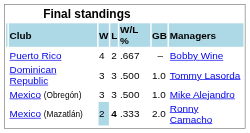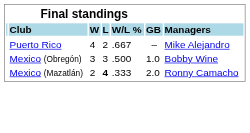(197, 56) Bobby Wine -> (197, 45) Mike Alejandro
- row: (33, 75)
(202, 94) Mike Alejandro -> (191, 59) Bobby Wine
(102, 114) lightblue background -> (93, 72) no background
